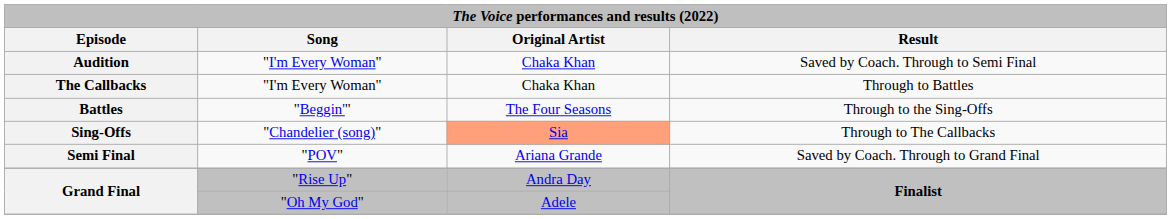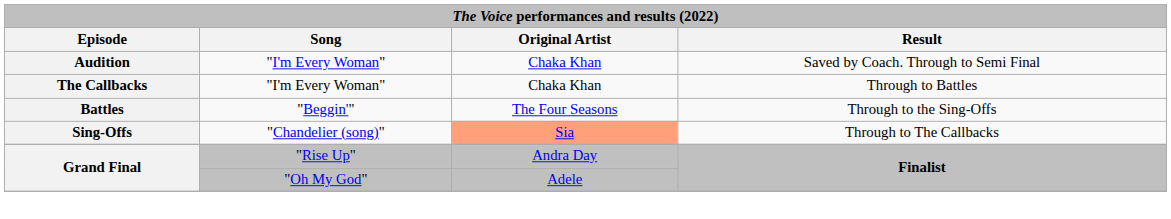- row: (101, 156)
